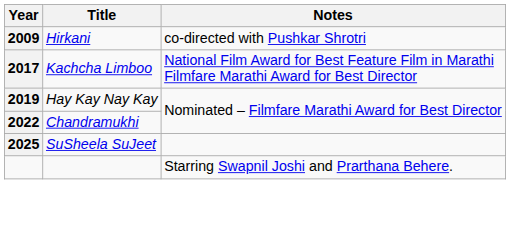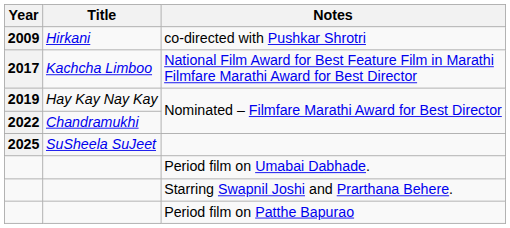+ row: (24, 167)
+ row: (24, 212)
